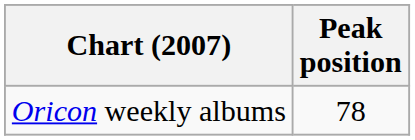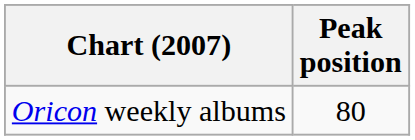(351, 109) 78 -> (351, 109) 80
